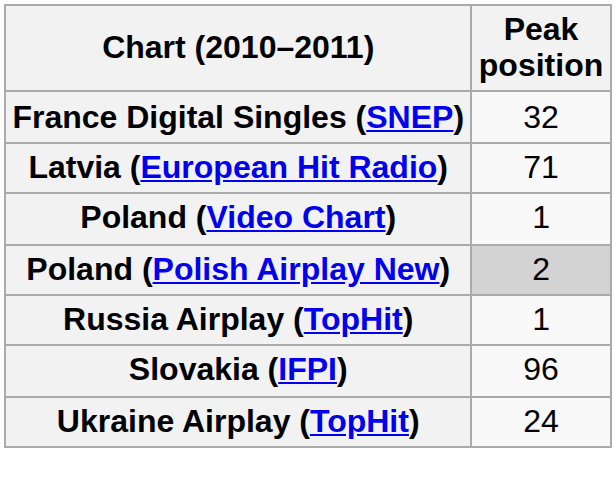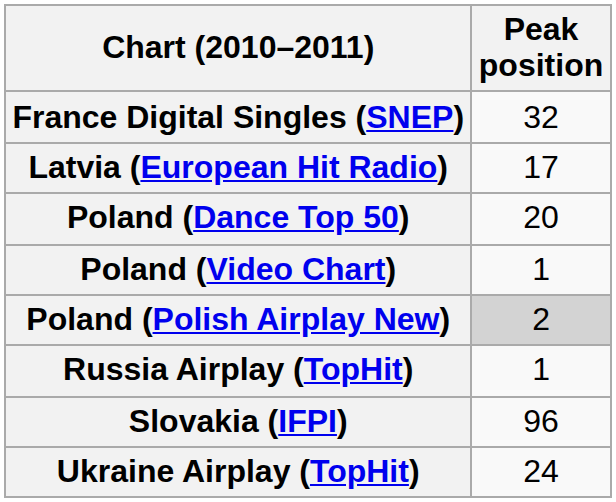(541, 167) 71 -> (541, 167) 17
+ row: (238, 218)
